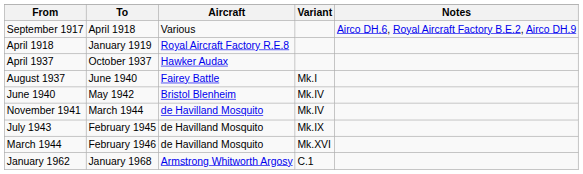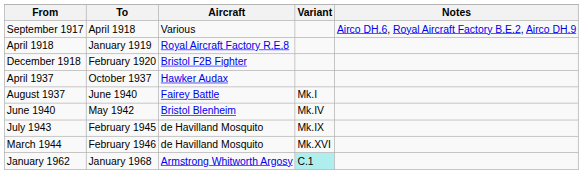+ row: (44, 62)
- row: (44, 111)
(306, 161) no background -> (306, 161) paleturquoise background
